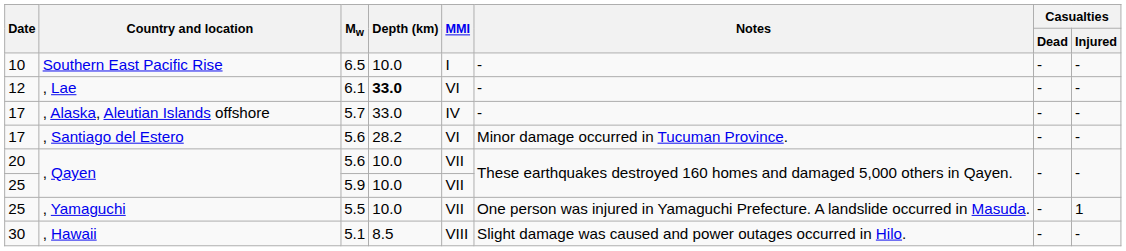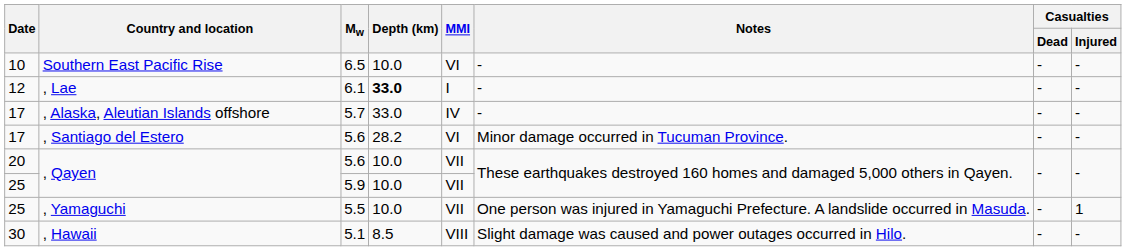(448, 64) I -> (453, 64) VI
(453, 88) VI -> (448, 88) I
